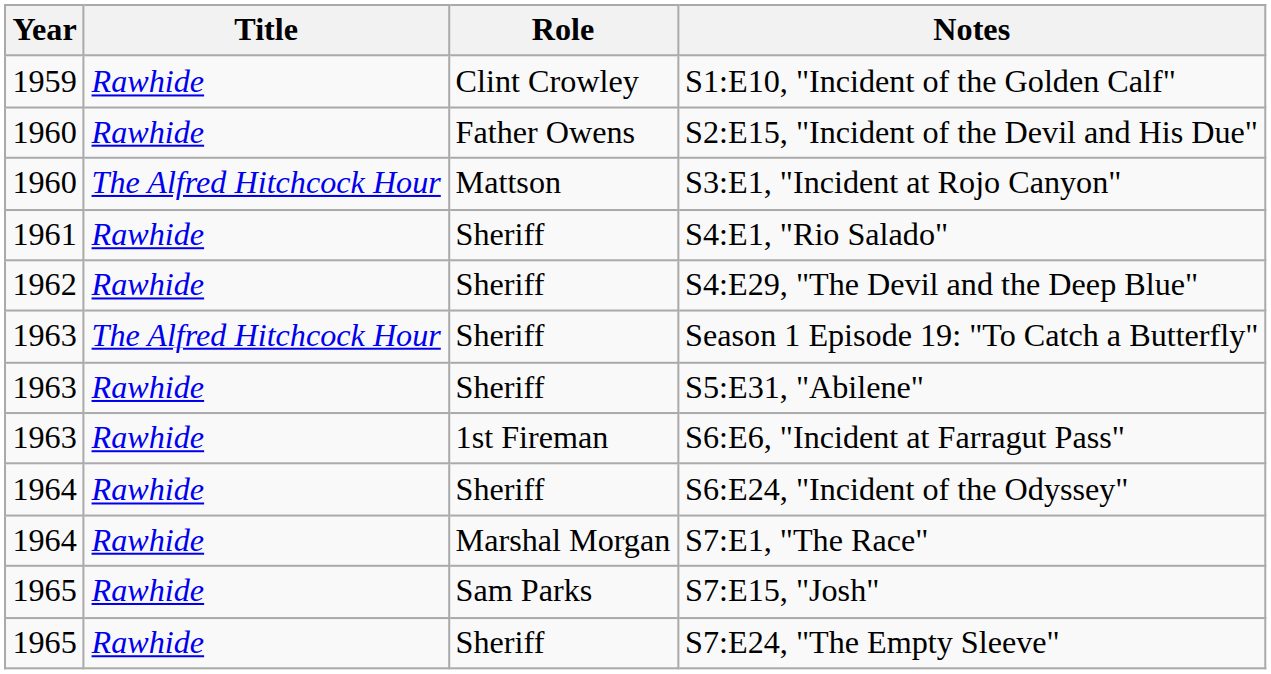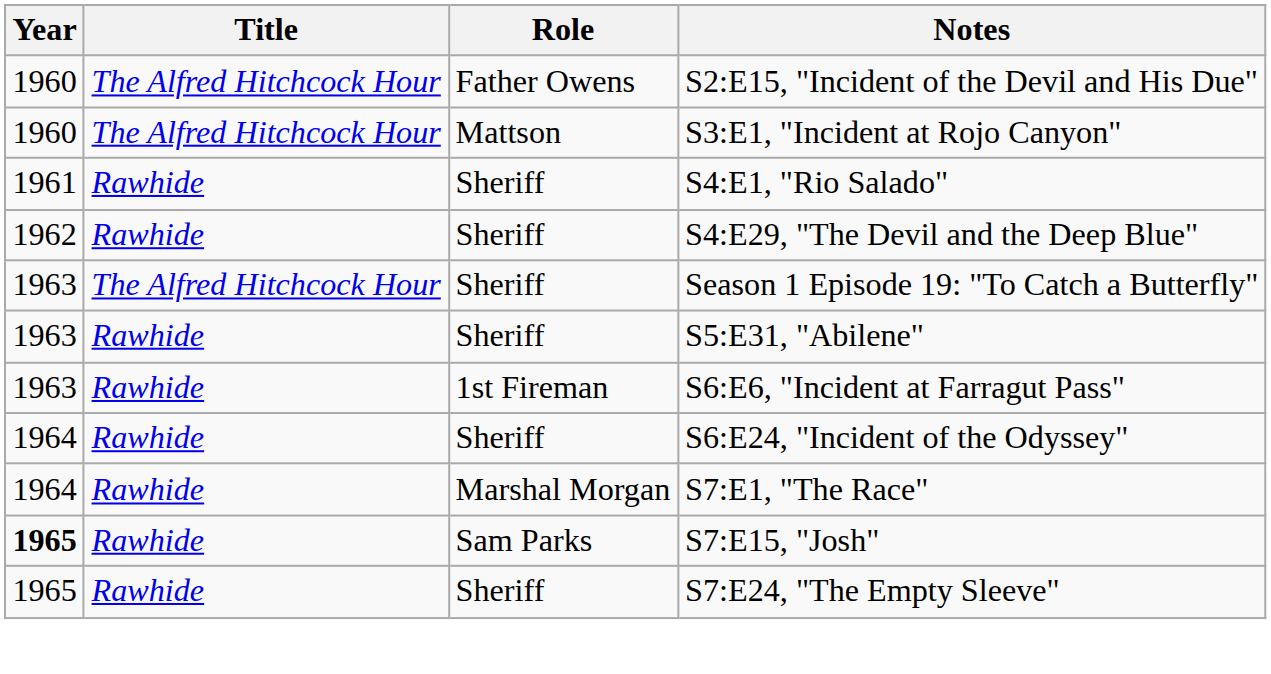- row: (930, 81)
(148, 132) Rawhide -> (266, 81) The Alfred Hitchcock Hour
(45, 591) normal -> (45, 540) bold
